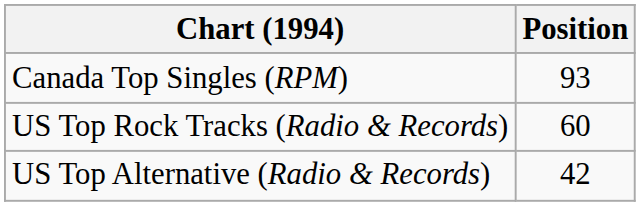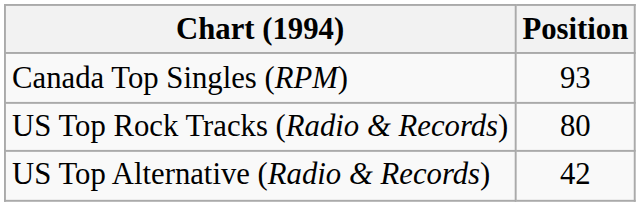(575, 126) 60 -> (575, 126) 80
